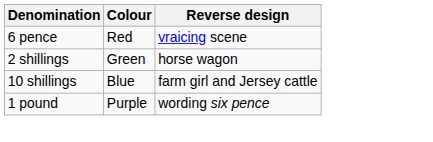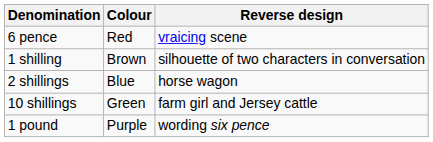+ row: (35, 59)
(126, 59) Green -> (121, 81) Blue
(121, 81) Blue -> (126, 103) Green
